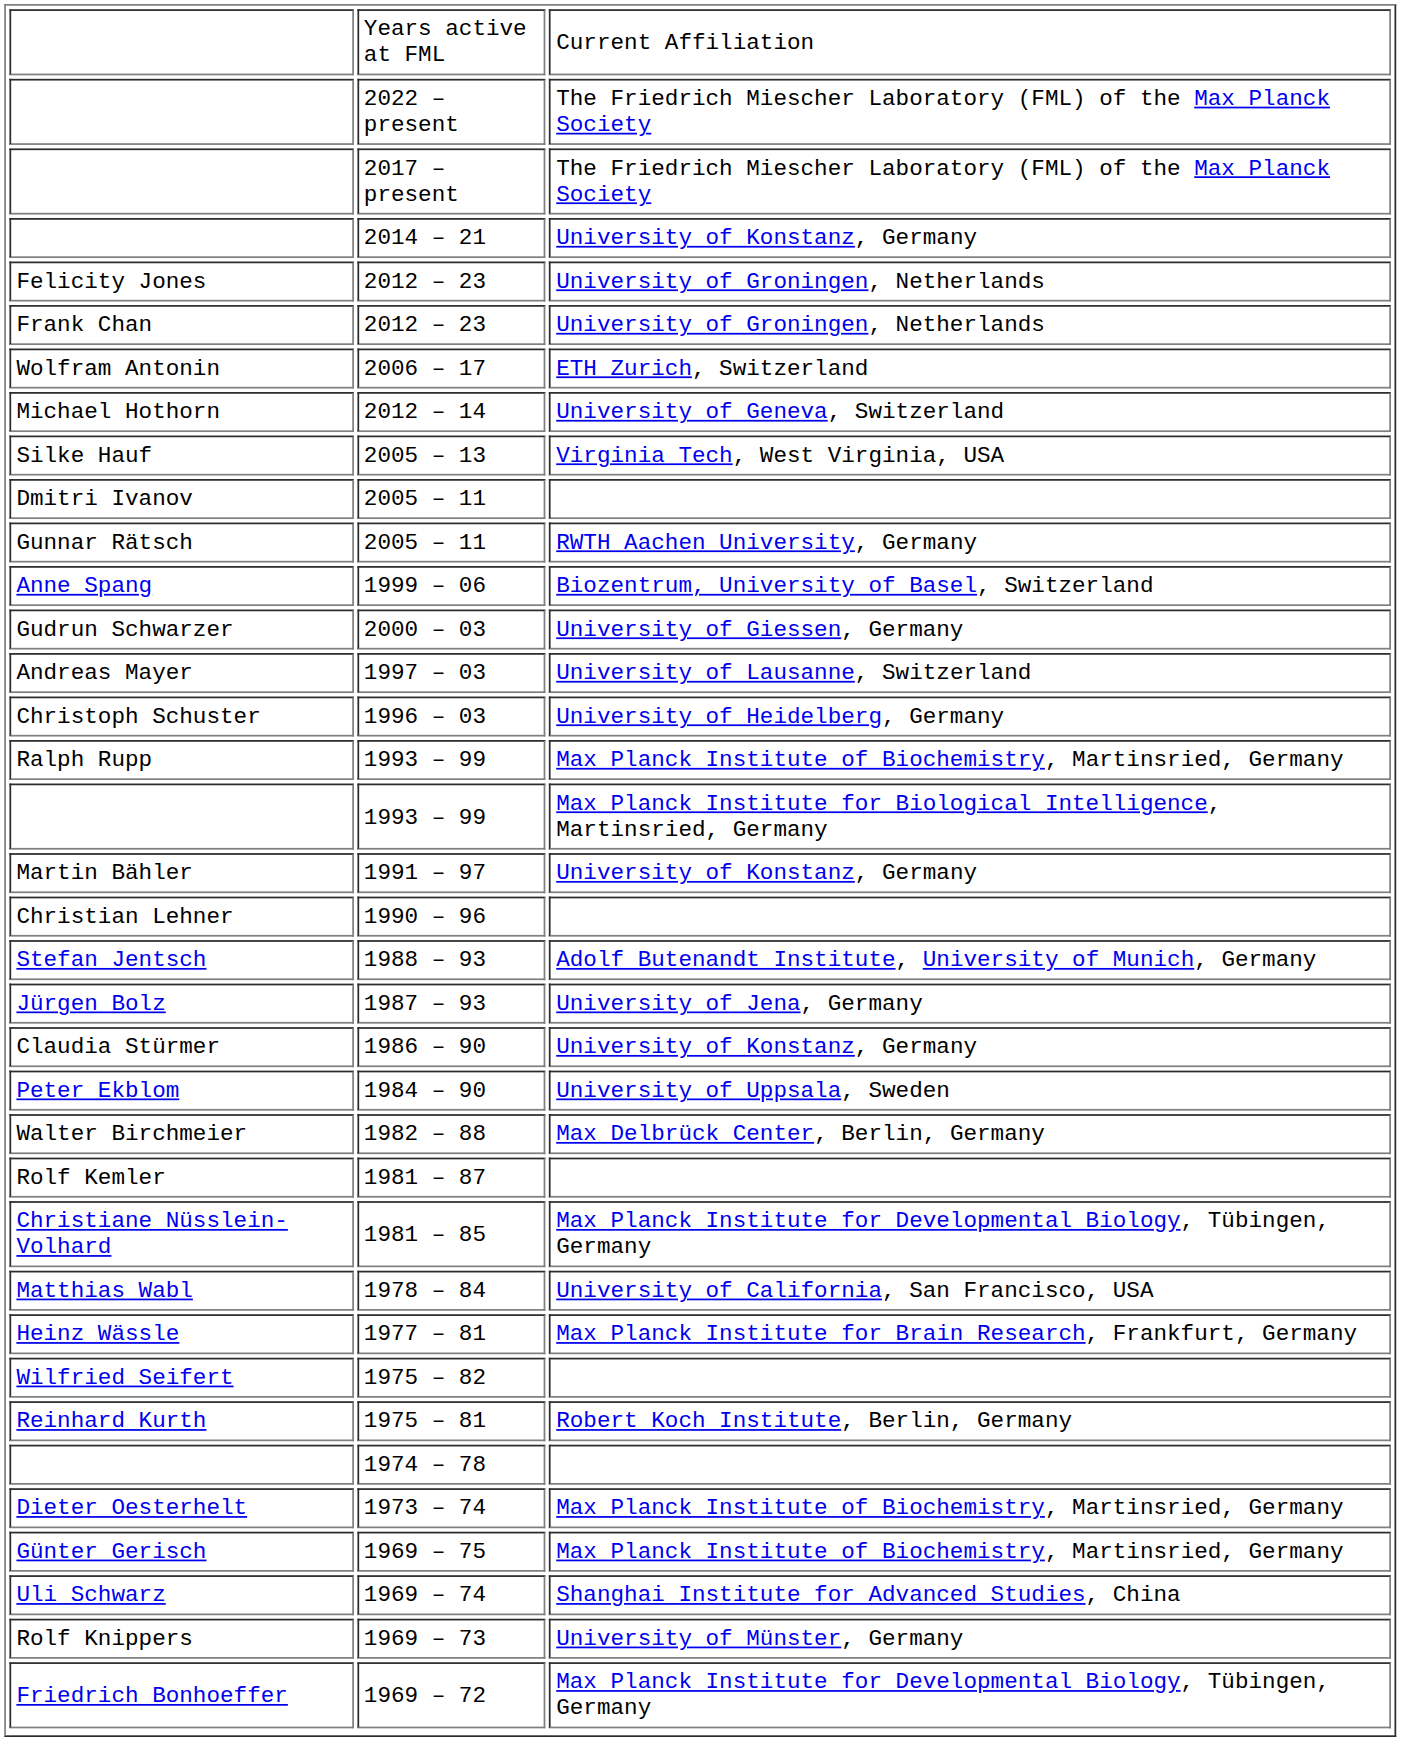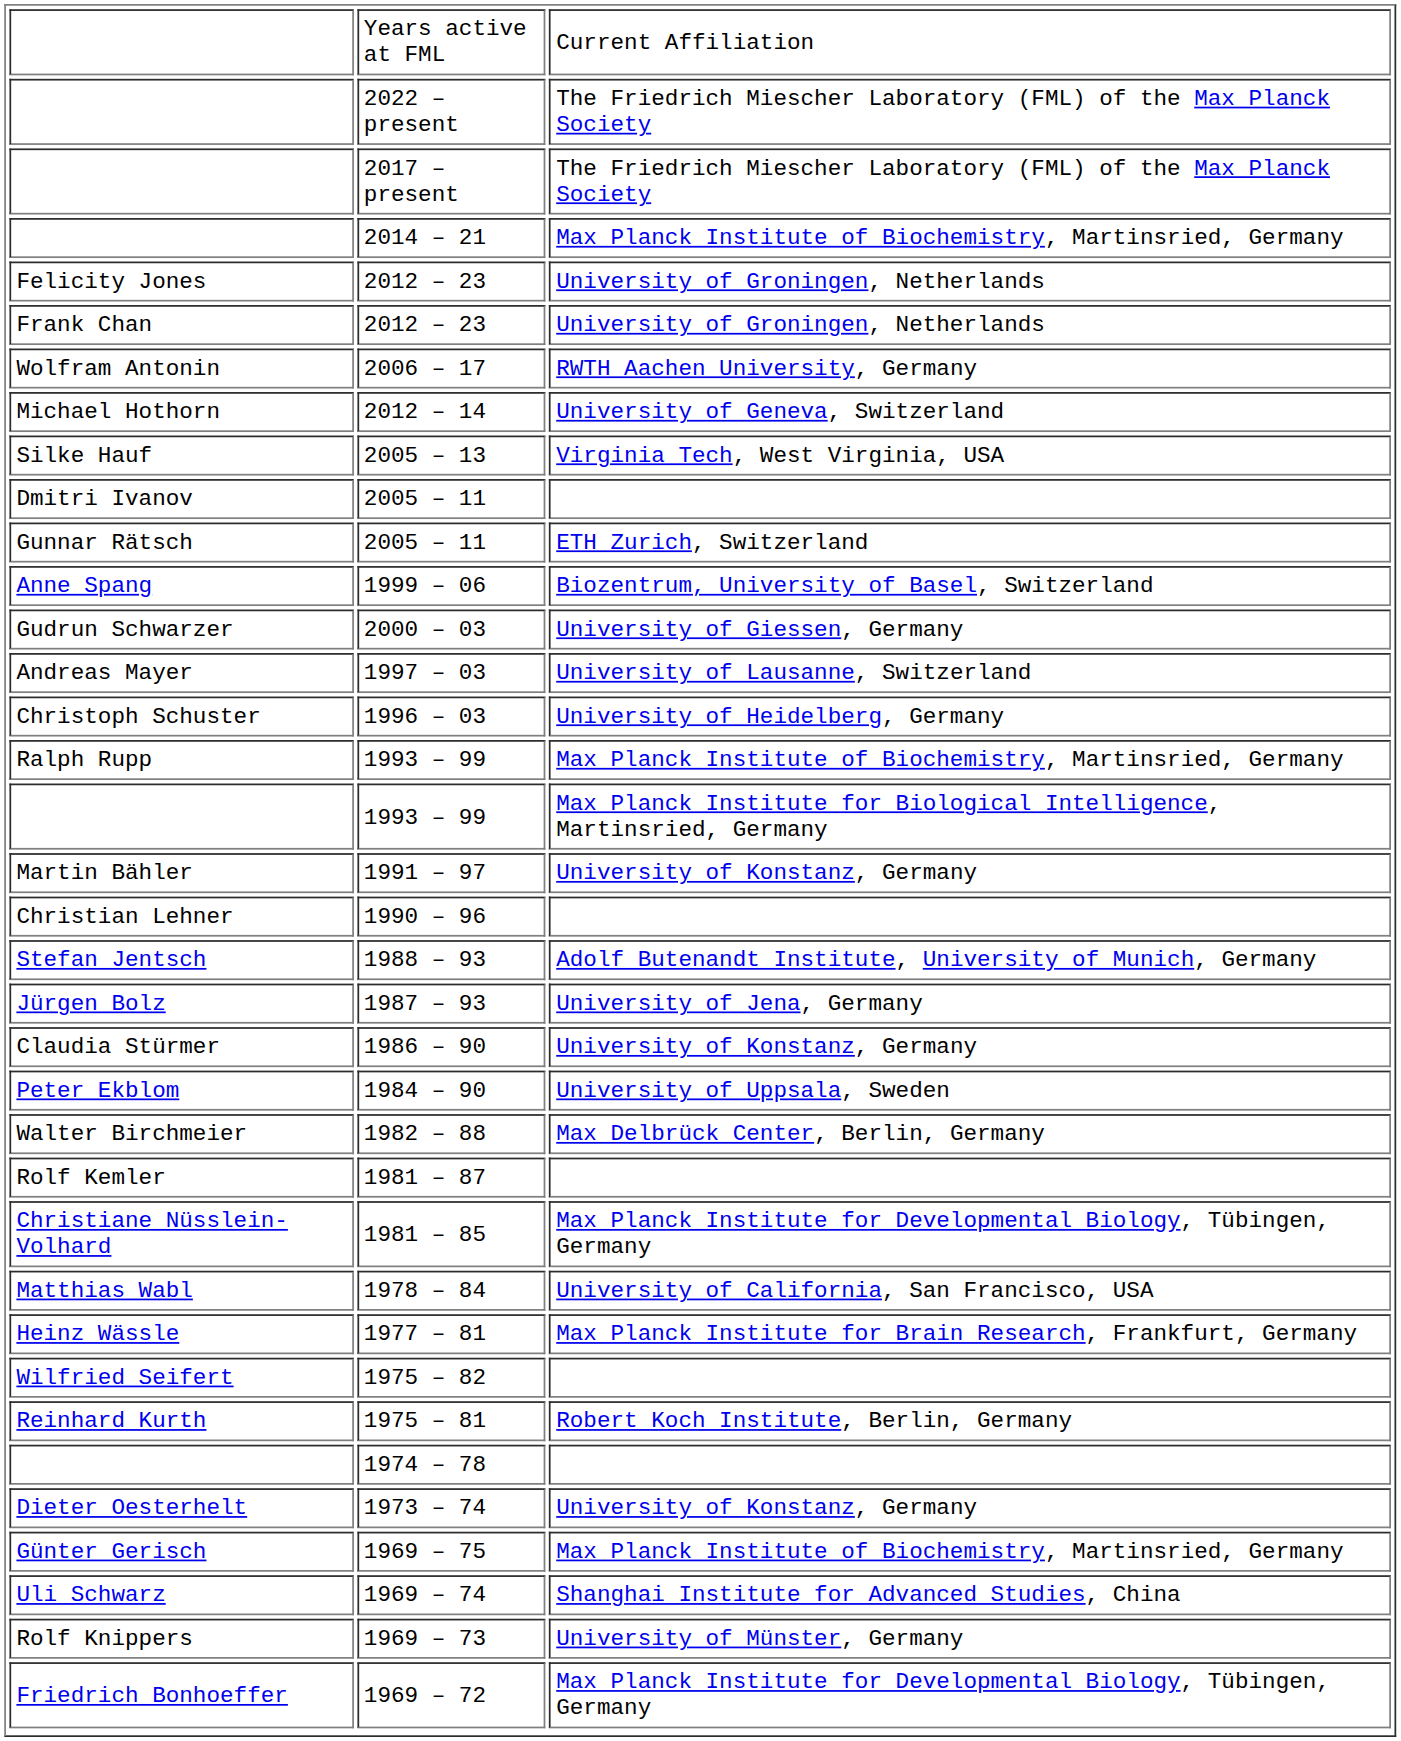(767, 238) University of Konstanz, Germany -> (950, 238) Max Planck Institute of Biochemistry, Martinsried, Germany
(712, 369) ETH Zurich, Switzerland -> (767, 369) RWTH Aachen University, Germany
(767, 543) RWTH Aachen University, Germany -> (712, 543) ETH Zurich, Switzerland
(950, 1508) Max Planck Institute of Biochemistry, Martinsried, Germany -> (767, 1508) University of Konstanz, Germany
